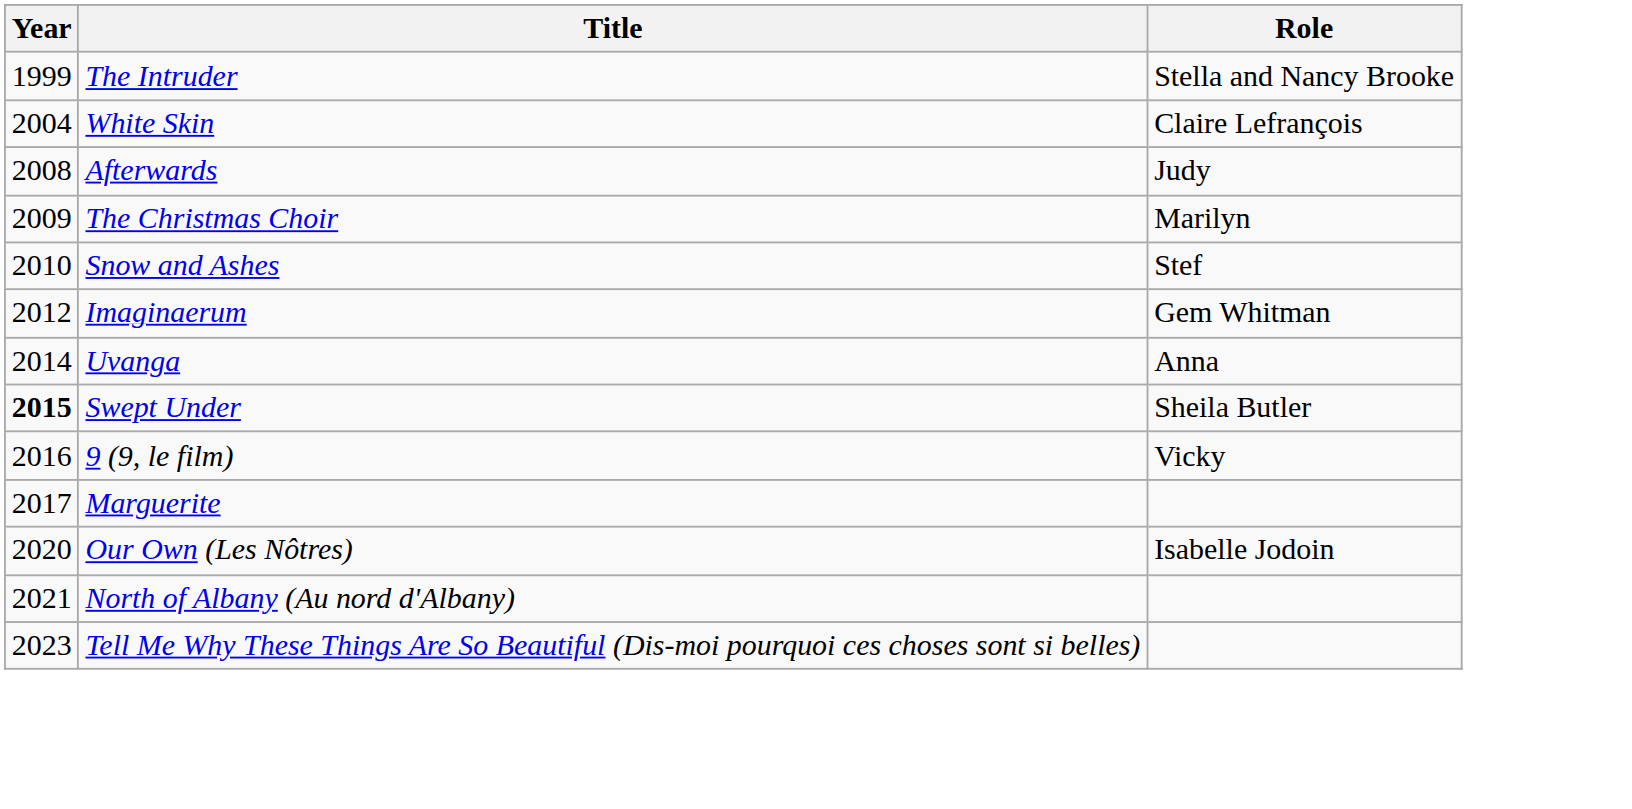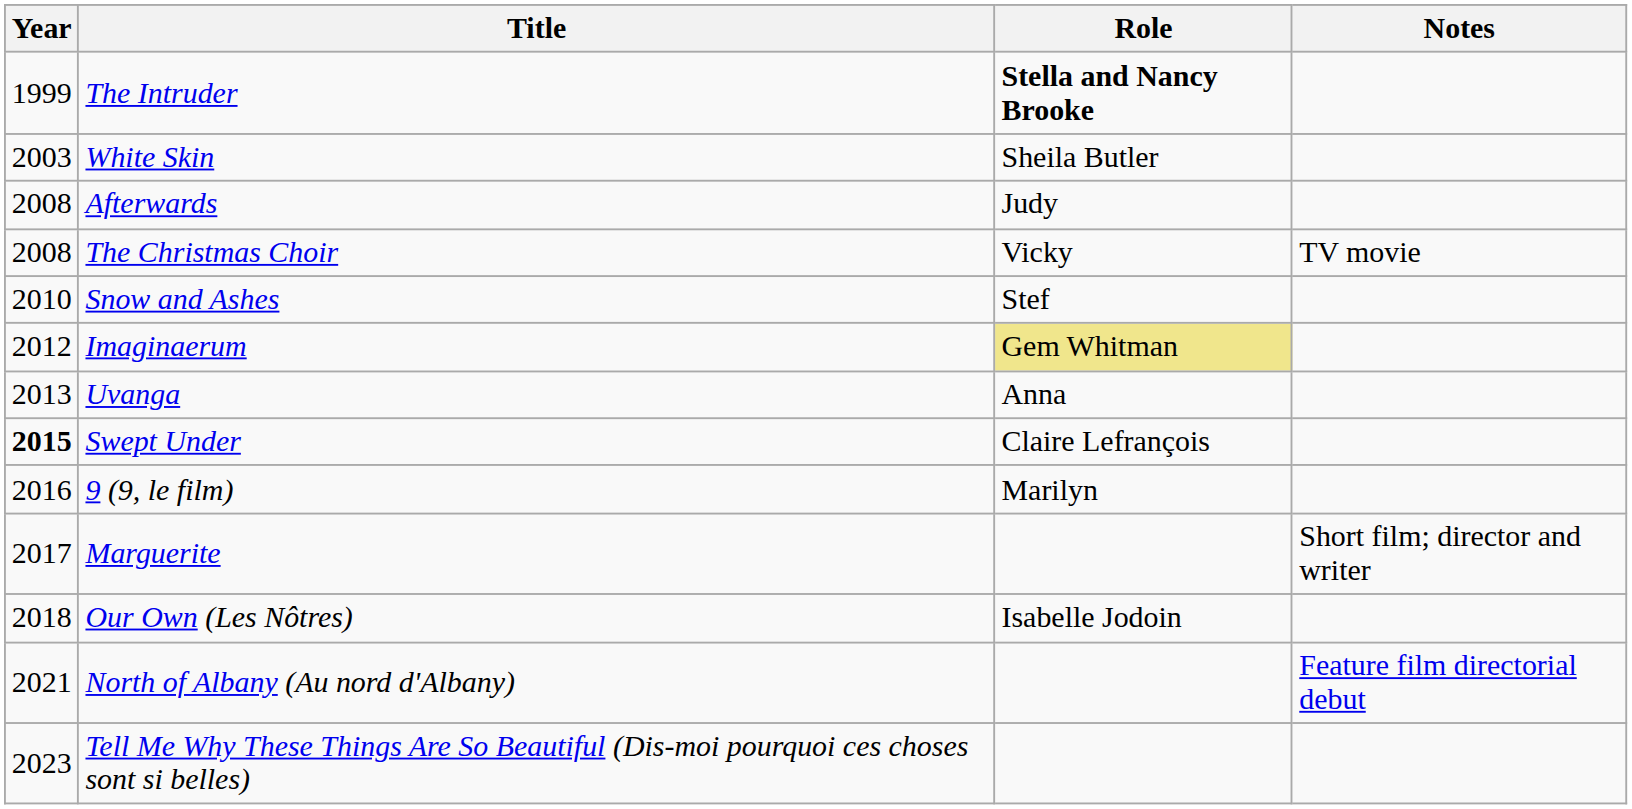+ column: (1459, 28)
(1304, 75) normal -> (1110, 92) bold
(42, 123) 2004 -> (42, 156) 2003
(1258, 123) Claire Lefrançois -> (1080, 156) Sheila Butler
(42, 218) 2009 -> (42, 251) 2008
(1202, 218) Marilyn -> (1037, 251) Vicky
(1242, 312) no background -> (1090, 346) khaki background
(42, 360) 2014 -> (42, 394) 2013
(1233, 407) Sheila Butler -> (1106, 441) Claire Lefrançois
(1190, 455) Vicky -> (1050, 488) Marilyn
(42, 550) 2020 -> (42, 617) 2018
